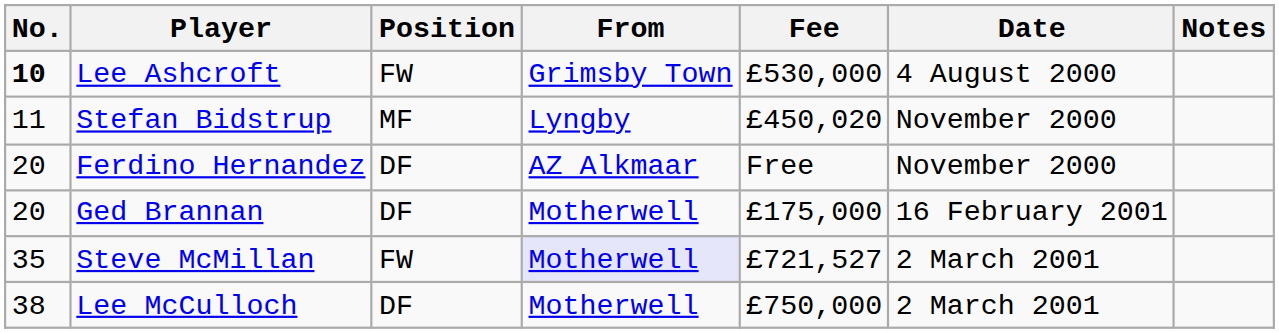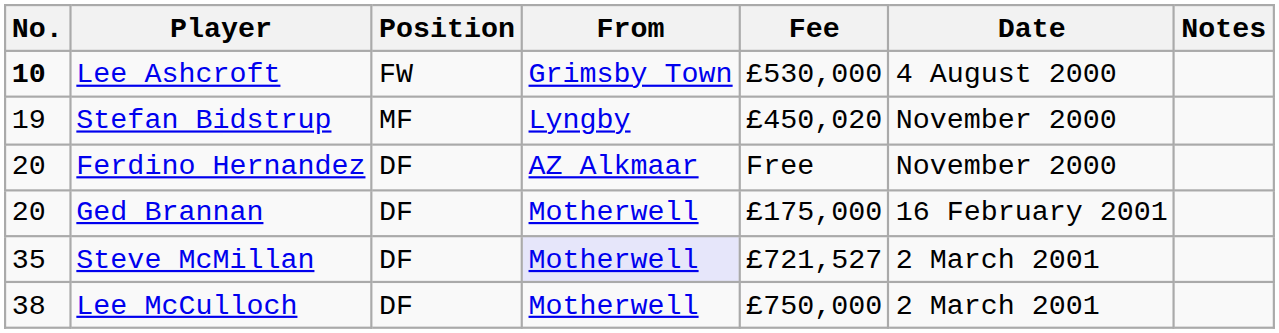(29, 121) 11 -> (29, 121) 19
(396, 259) FW -> (396, 259) DF
